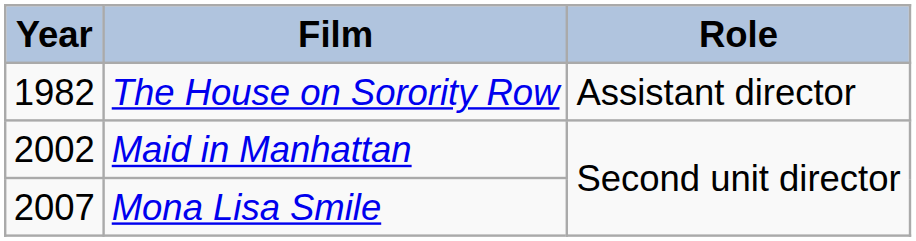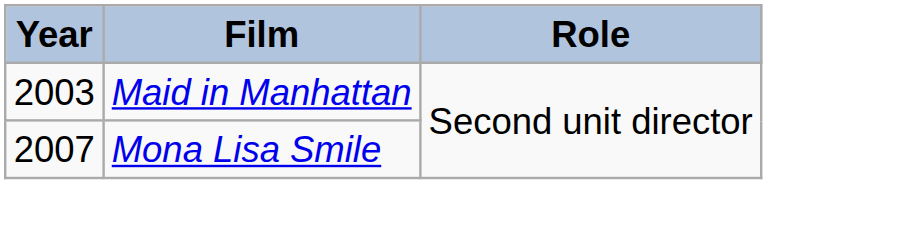- row: (336, 92)
(54, 150) 2002 -> (54, 92) 2003
